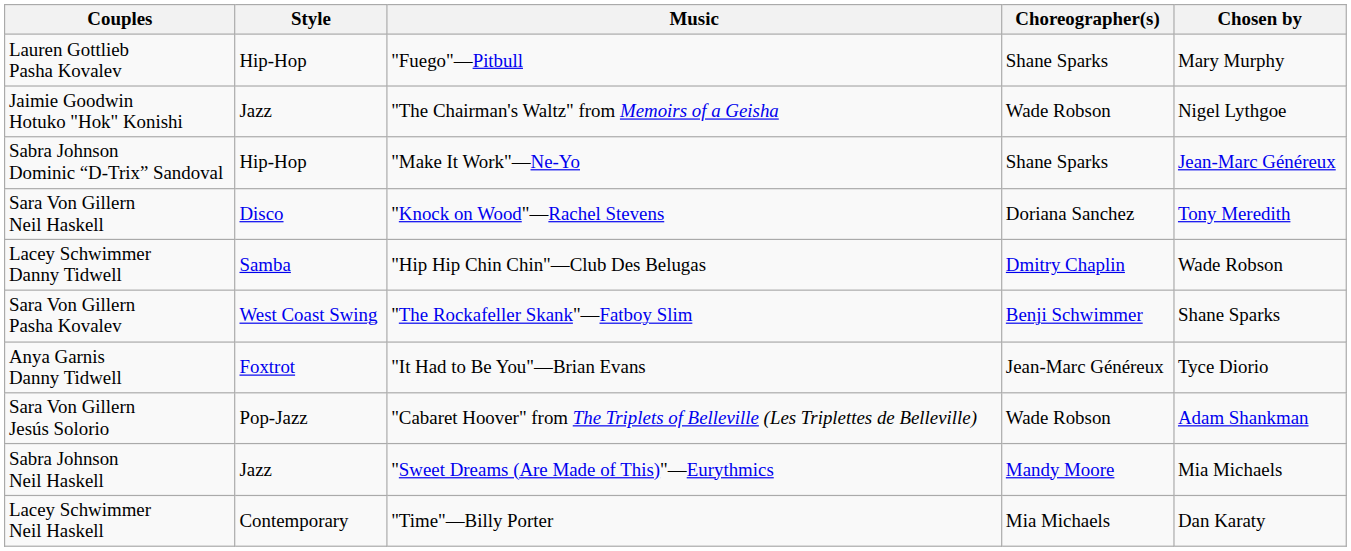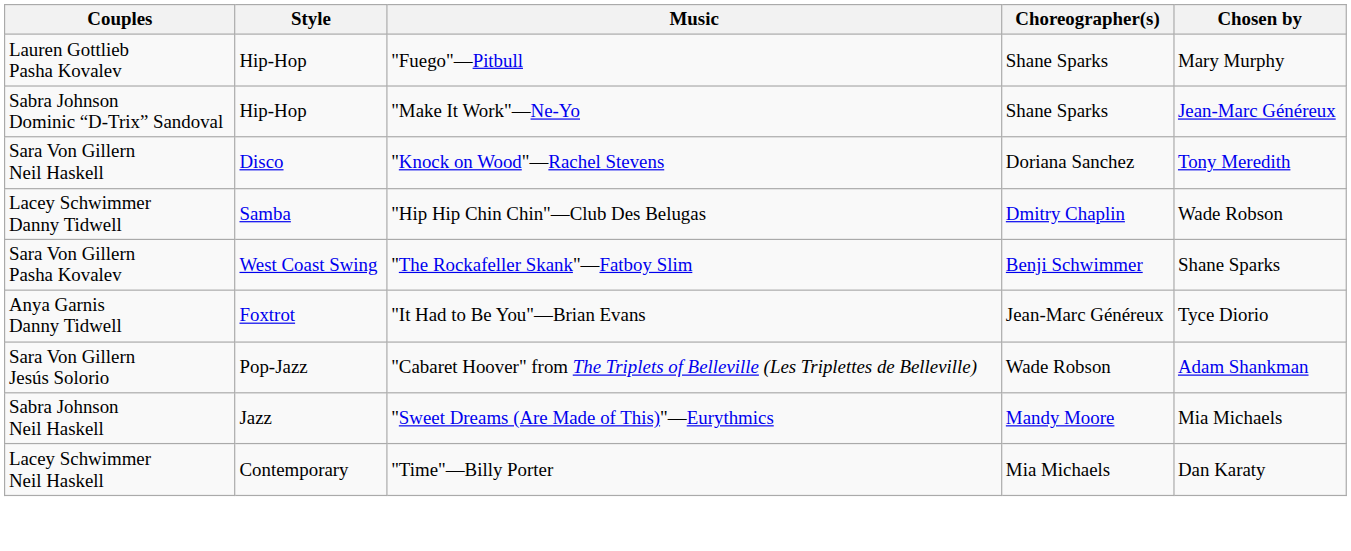- row: (96, 111)
